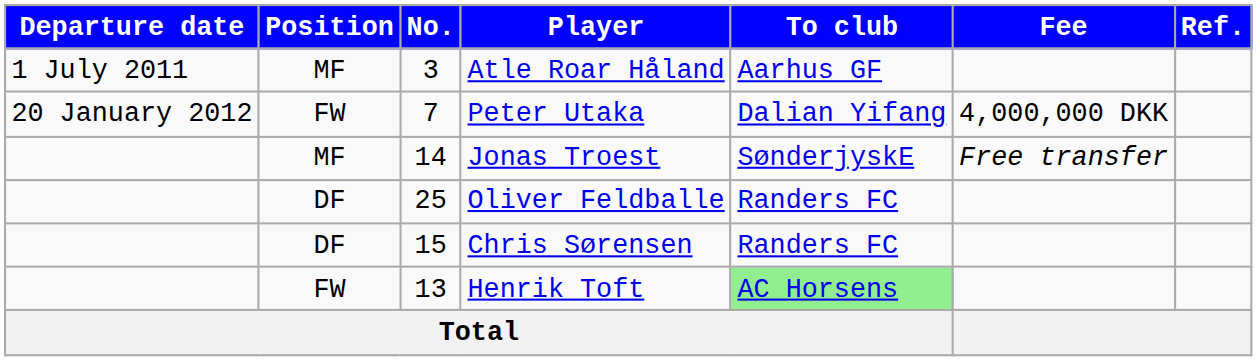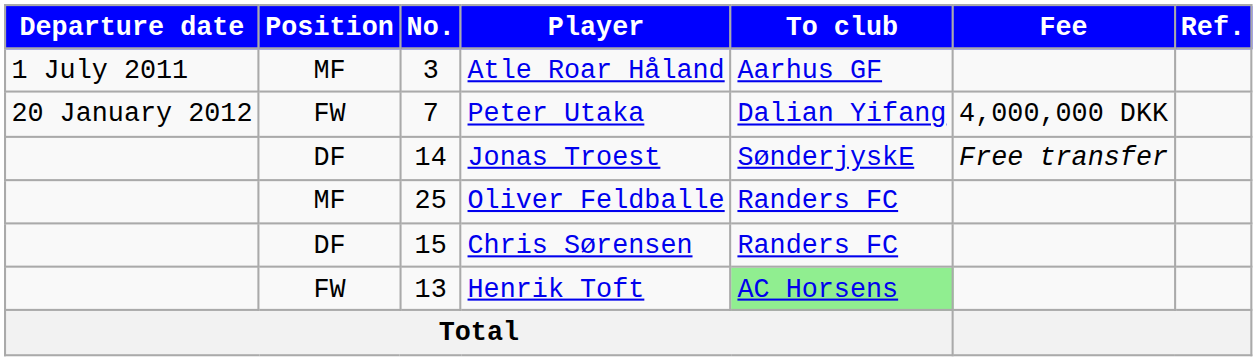(330, 158) MF -> (330, 158) DF
(330, 201) DF -> (330, 201) MF
